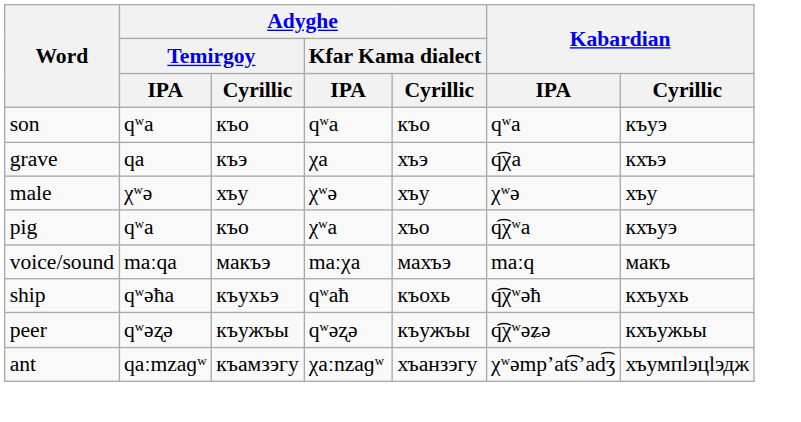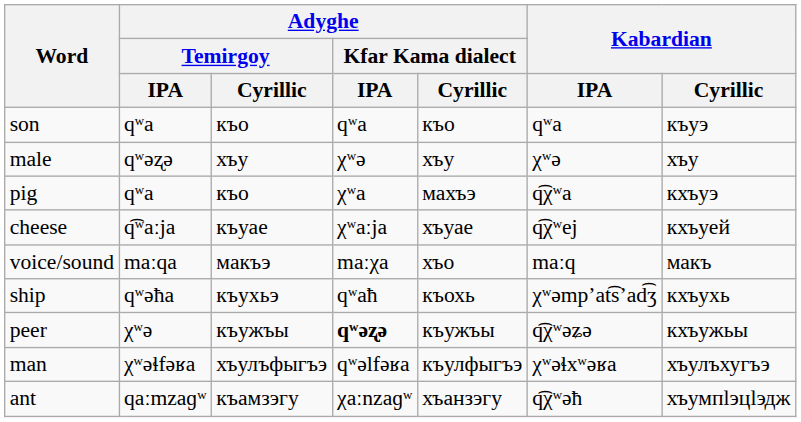- row: (34, 158)
(138, 192) χʷə -> (148, 158) qʷəʐə
(413, 227) хъо -> (449, 192) махъэ
+ row: (38, 227)
(424, 261) махъэ -> (438, 261) хъо
(516, 295) q͡χʷəħ -> (595, 295) χʷəmpʼat͡sʼad͡ʒ
(148, 329) qʷəʐə -> (138, 329) χʷə
(333, 329) normal -> (362, 329) bold
+ row: (28, 364)
(553, 364) χʷəmpʼat͡sʼad͡ʒ -> (557, 398) q͡χʷəħ
